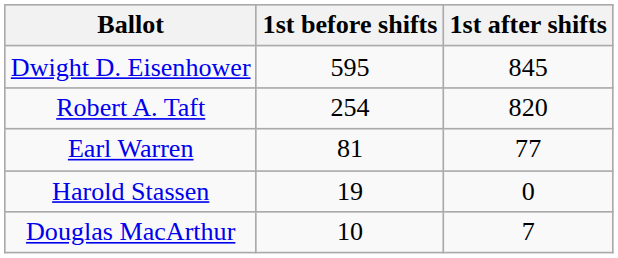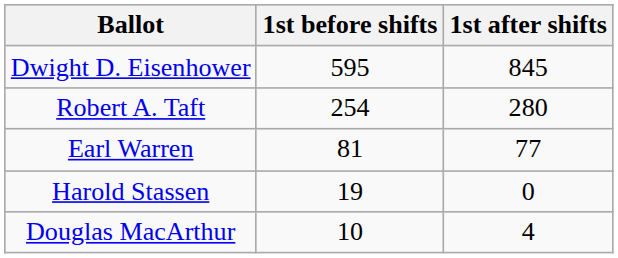(528, 107) 820 -> (528, 107) 280
(528, 231) 7 -> (528, 231) 4
